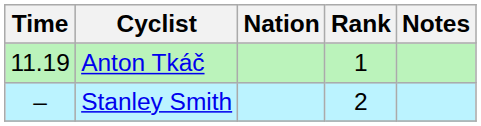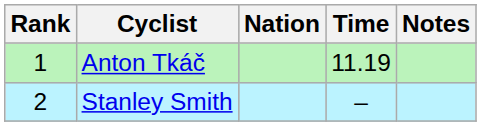columns swapped: (361, 23) <-> (40, 23)
